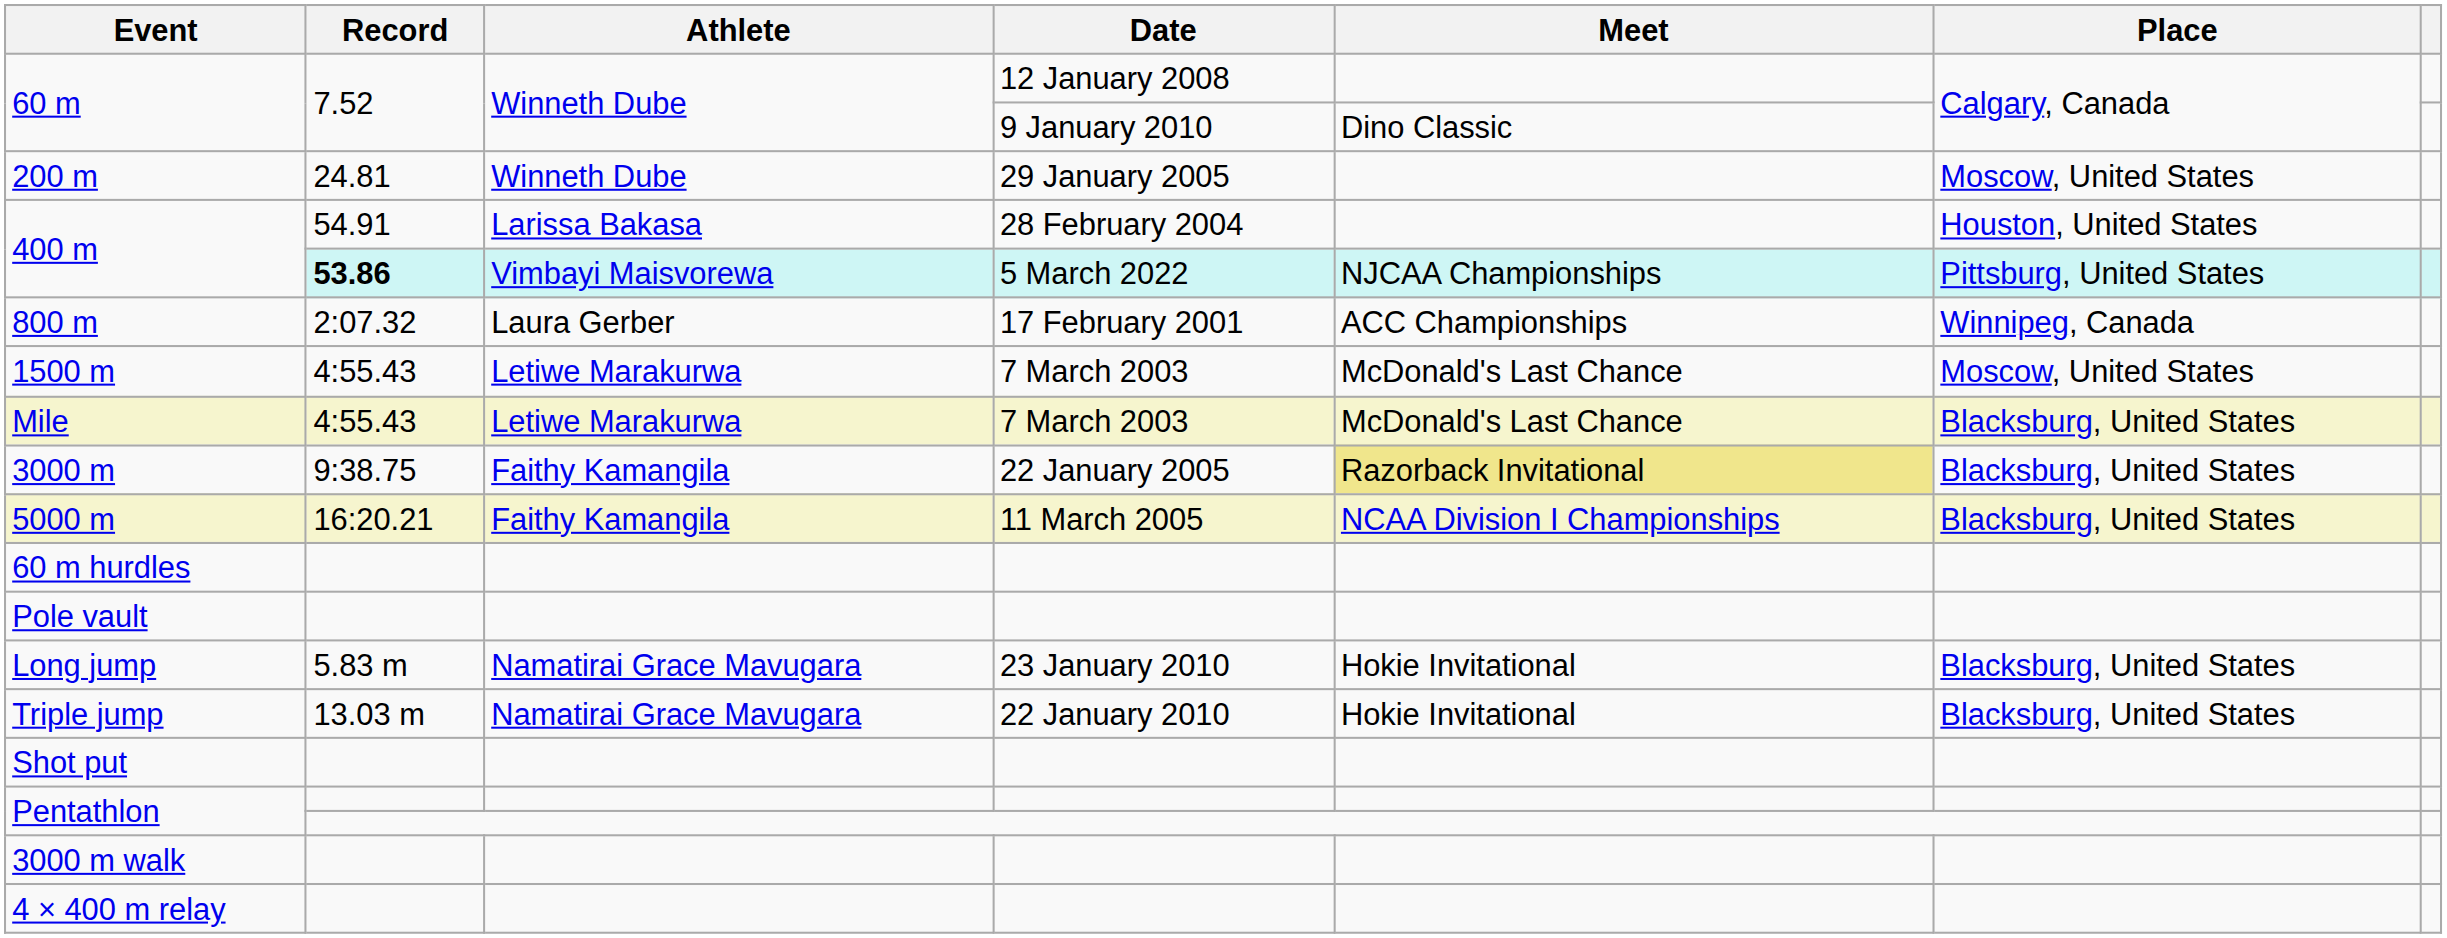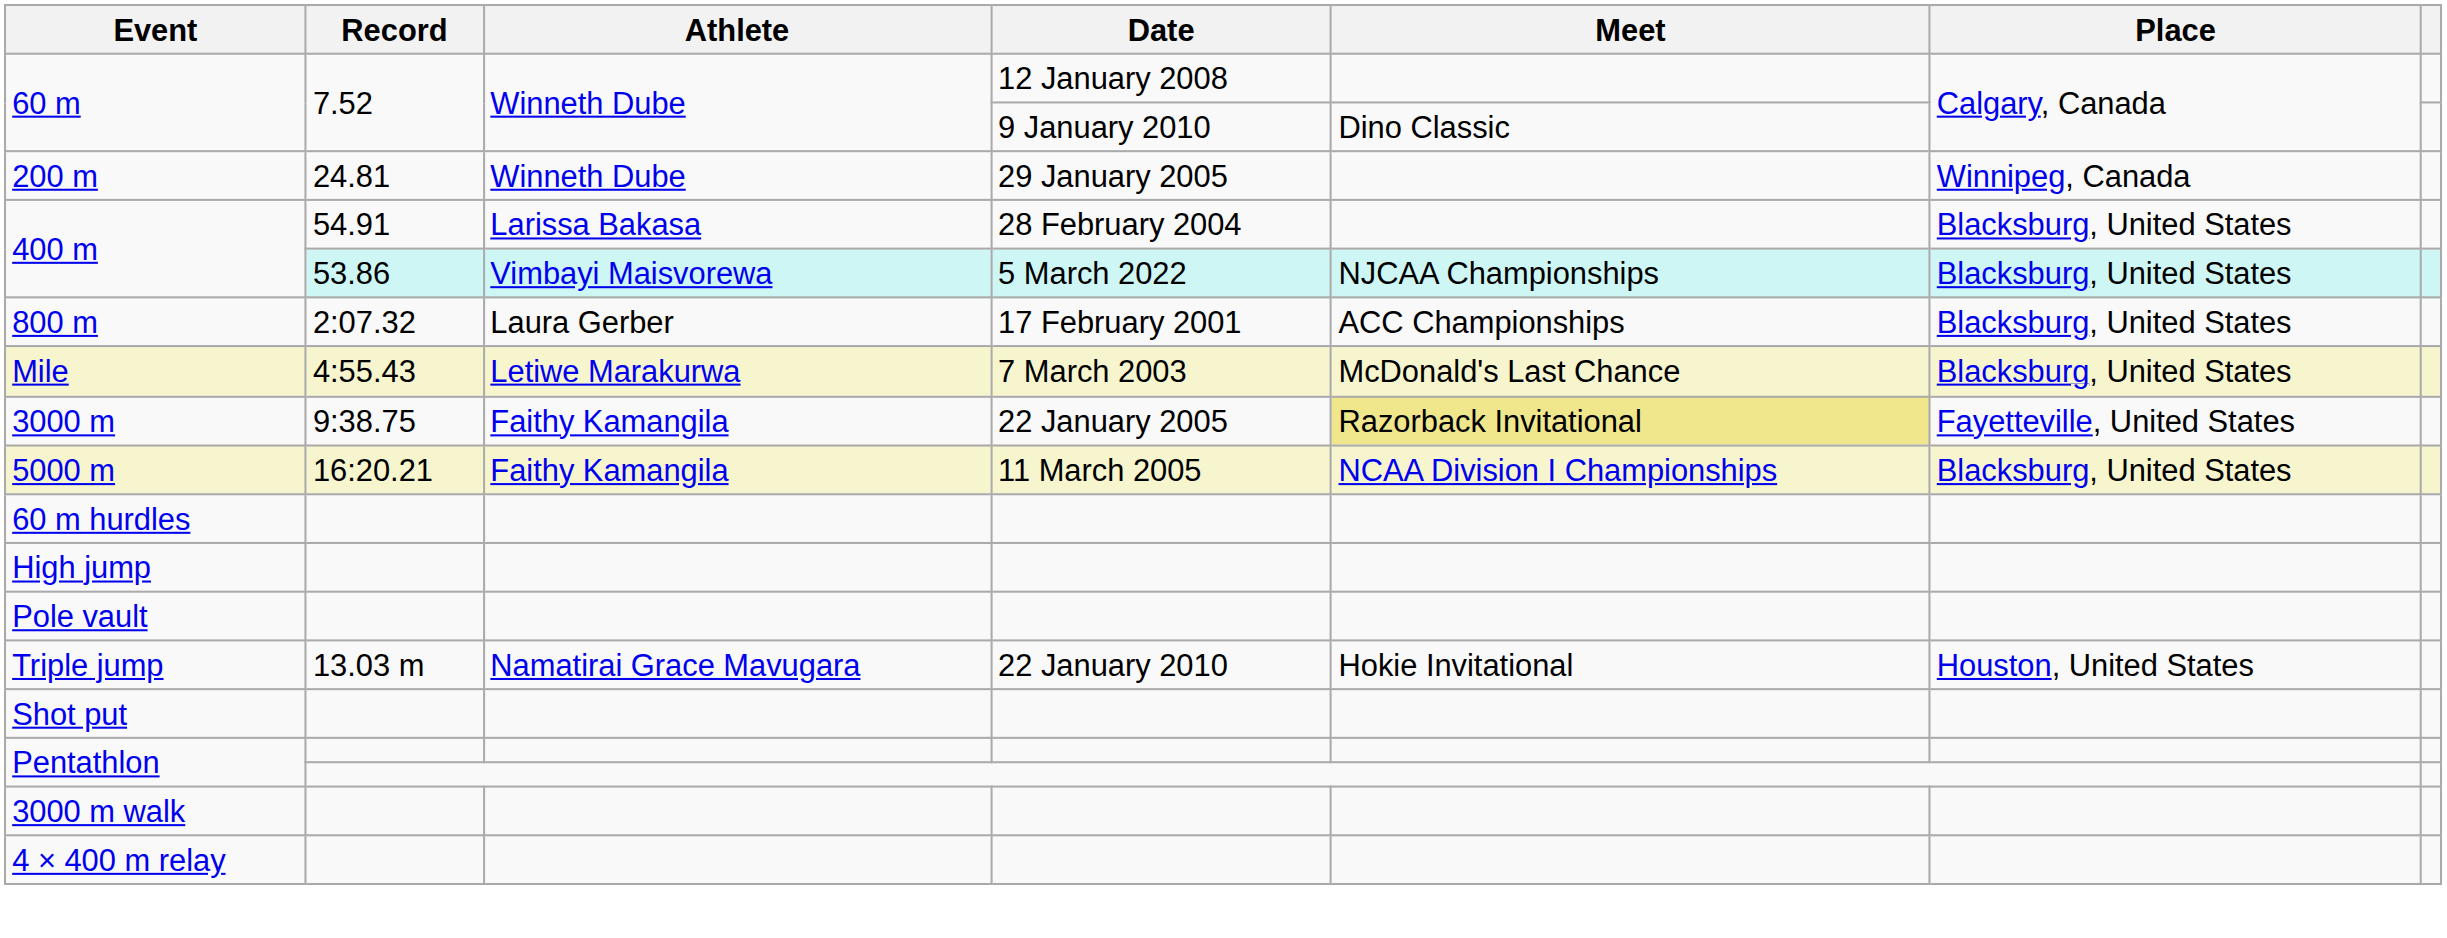(2097, 176) Moscow, United States -> (2064, 176) Winnipeg, Canada
(2099, 225) Houston, United States -> (2114, 225) Blacksburg, United States
(352, 274) bold -> (351, 274) normal
(2102, 274) Pittsburg, United States -> (2114, 274) Blacksburg, United States
(2067, 323) Winnipeg, Canada -> (2114, 323) Blacksburg, United States
- row: (64, 372)
(2118, 469) Blacksburg, United States -> (2116, 420) Fayetteville, United States
+ row: (82, 567)
- row: (84, 665)
(2118, 713) Blacksburg, United States -> (2095, 665) Houston, United States
